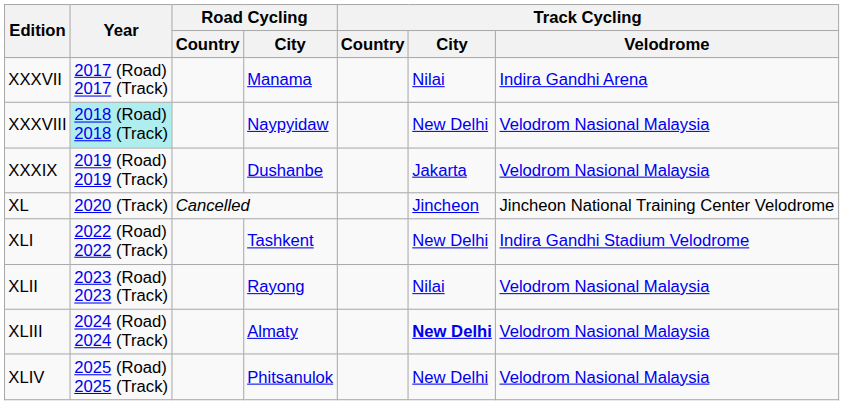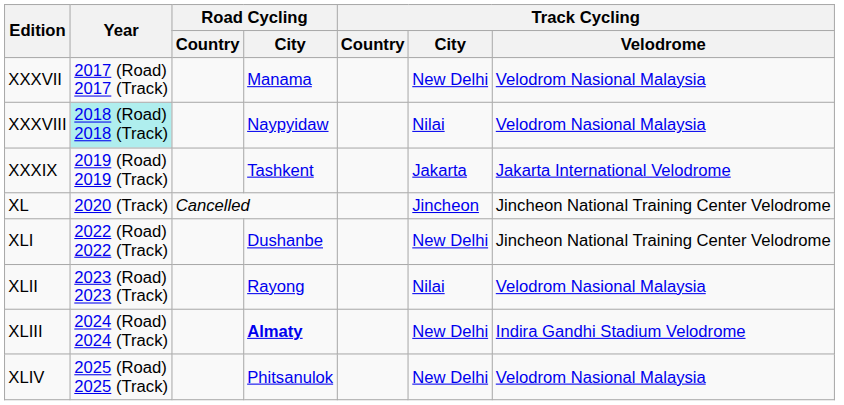(428, 79) Nilai -> (450, 79) New Delhi
(573, 79) Indira Gandhi Arena -> (601, 79) Velodrom Nasional Malaysia
(450, 124) New Delhi -> (428, 124) Nilai
(285, 170) Dushanbe -> (280, 170) Tashkent
(604, 170) Velodrom Nasional Malaysia -> (613, 170) Jakarta International Velodrome
(280, 241) Tashkent -> (285, 241) Dushanbe
(624, 241) Indira Gandhi Stadium Velodrome -> (663, 241) Jincheon National Training Center Velodrome
(273, 331) normal -> (275, 331) bold
(452, 331) bold -> (450, 331) normal
(604, 331) Velodrom Nasional Malaysia -> (621, 331) Indira Gandhi Stadium Velodrome
